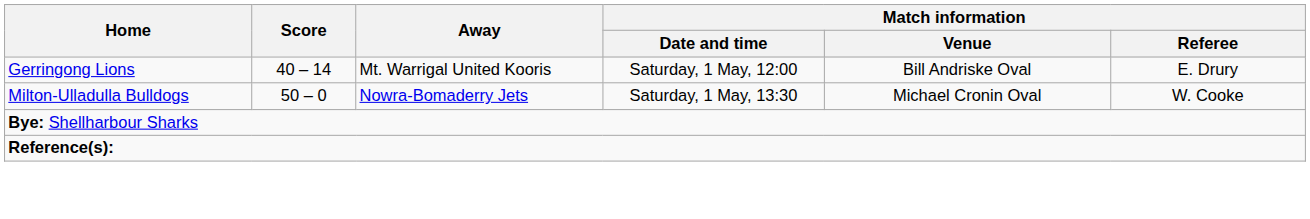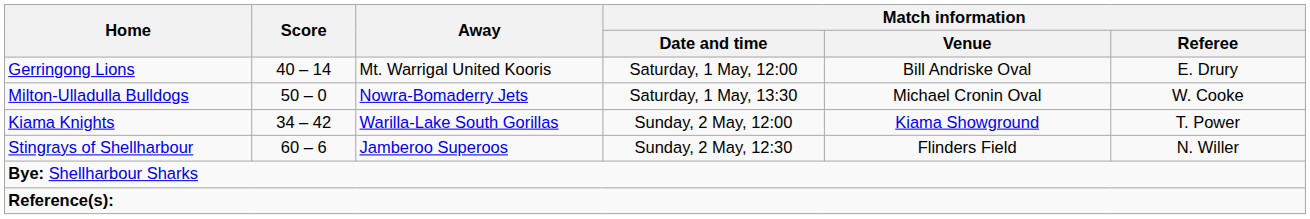+ row: (61, 122)
+ row: (101, 148)
